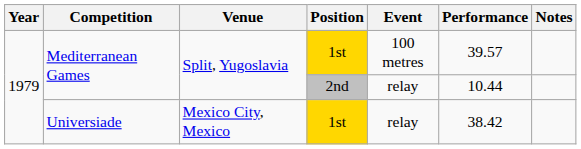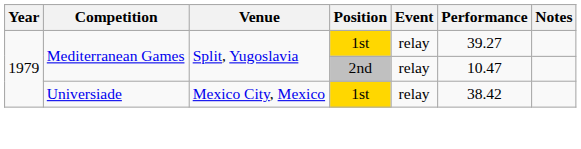(403, 52) 100 metres -> (414, 43) relay
(485, 52) 39.57 -> (484, 43) 39.27
(485, 87) 10.44 -> (484, 69) 10.47
